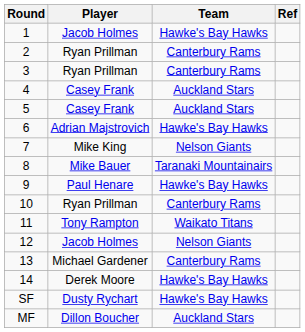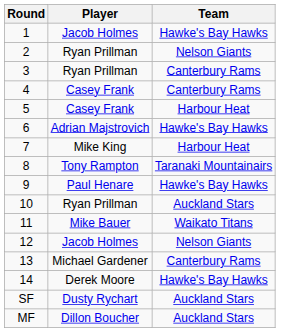- column: (288, 14)
(214, 52) Canterbury Rams -> (214, 52) Nelson Giants
(214, 90) Auckland Stars -> (214, 90) Canterbury Rams
(214, 109) Auckland Stars -> (214, 109) Harbour Heat
(214, 147) Nelson Giants -> (214, 147) Harbour Heat
(100, 166) Mike Bauer -> (100, 166) Tony Rampton
(214, 204) Canterbury Rams -> (214, 204) Auckland Stars
(100, 223) Tony Rampton -> (100, 223) Mike Bauer
(214, 299) Hawke's Bay Hawks -> (214, 299) Auckland Stars
